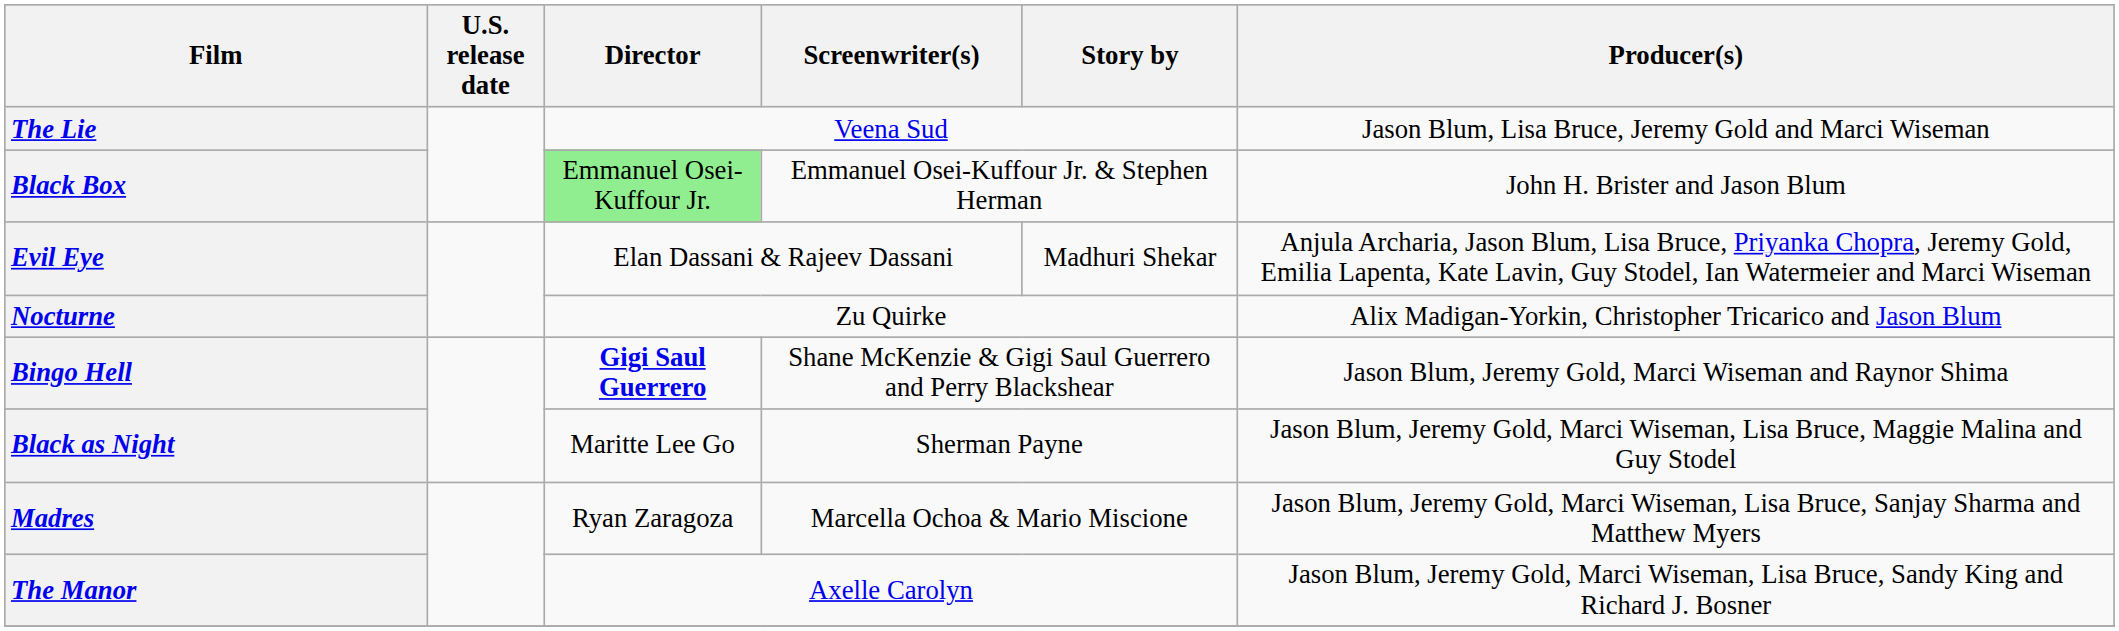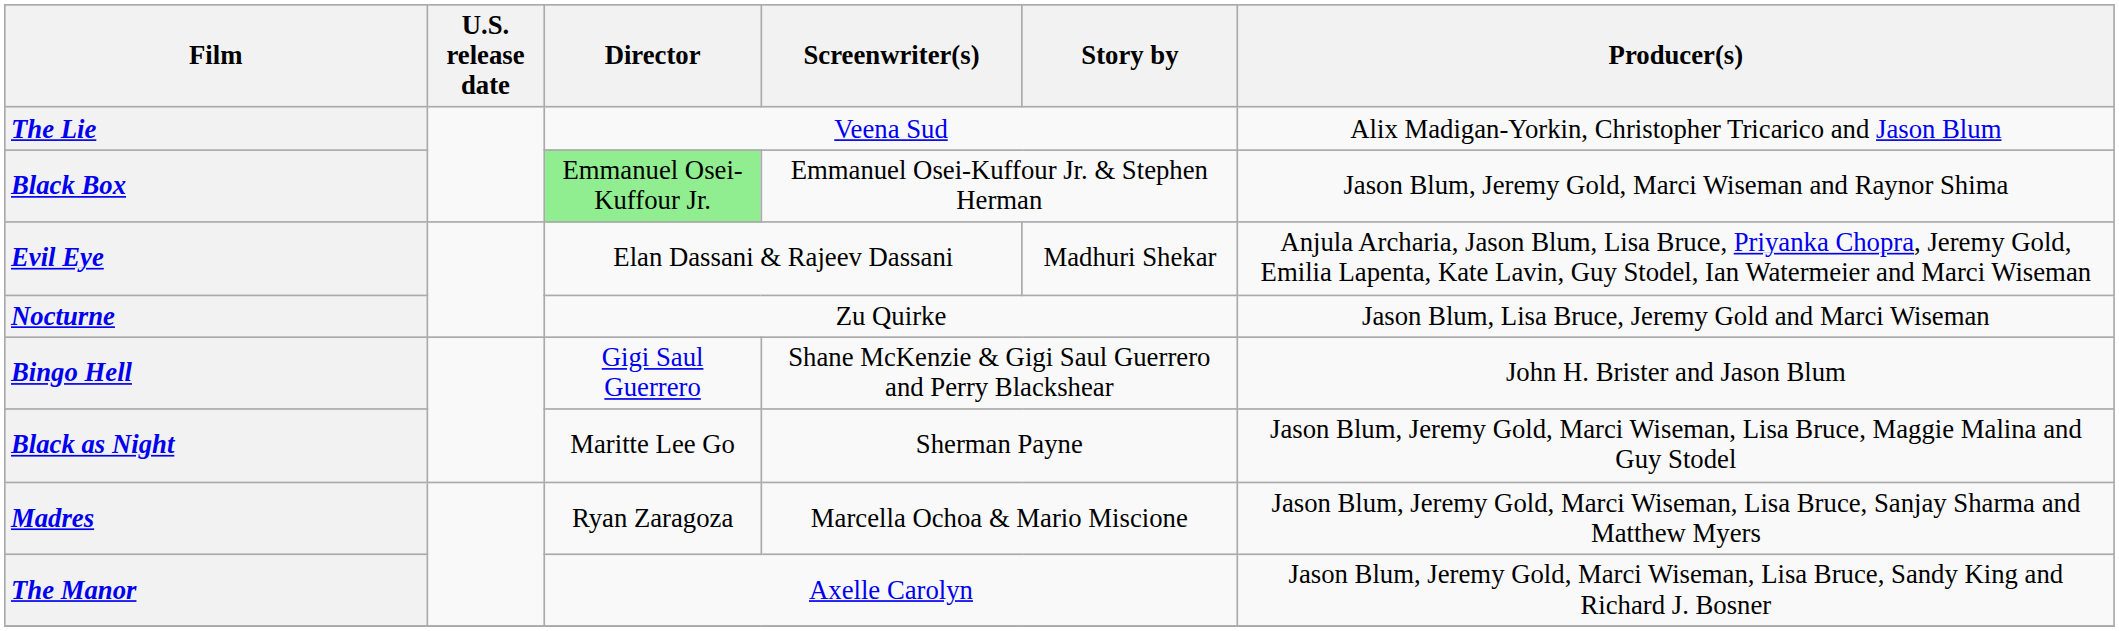(1676, 128) Jason Blum, Lisa Bruce, Jeremy Gold and Marci Wiseman -> (1676, 128) Alix Madigan-Yorkin, Christopher Tricarico and Jason Blum
(1676, 185) John H. Brister and Jason Blum -> (1676, 185) Jason Blum, Jeremy Gold, Marci Wiseman and Raynor Shima
(1676, 315) Alix Madigan-Yorkin, Christopher Tricarico and Jason Blum -> (1676, 315) Jason Blum, Lisa Bruce, Jeremy Gold and Marci Wiseman
(653, 372) bold -> (653, 372) normal
(1676, 372) Jason Blum, Jeremy Gold, Marci Wiseman and Raynor Shima -> (1676, 372) John H. Brister and Jason Blum
